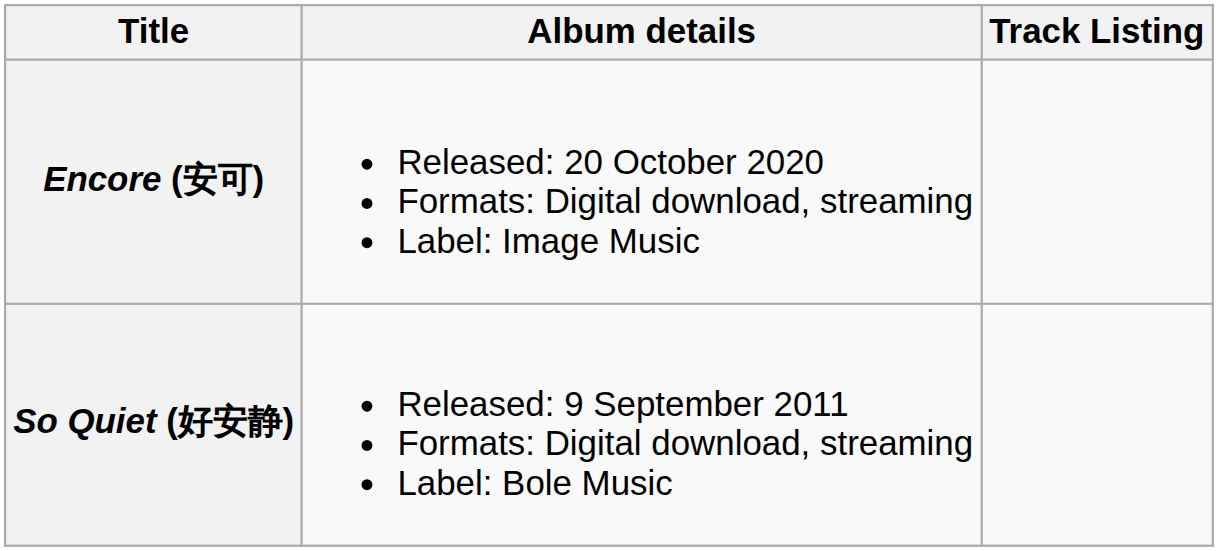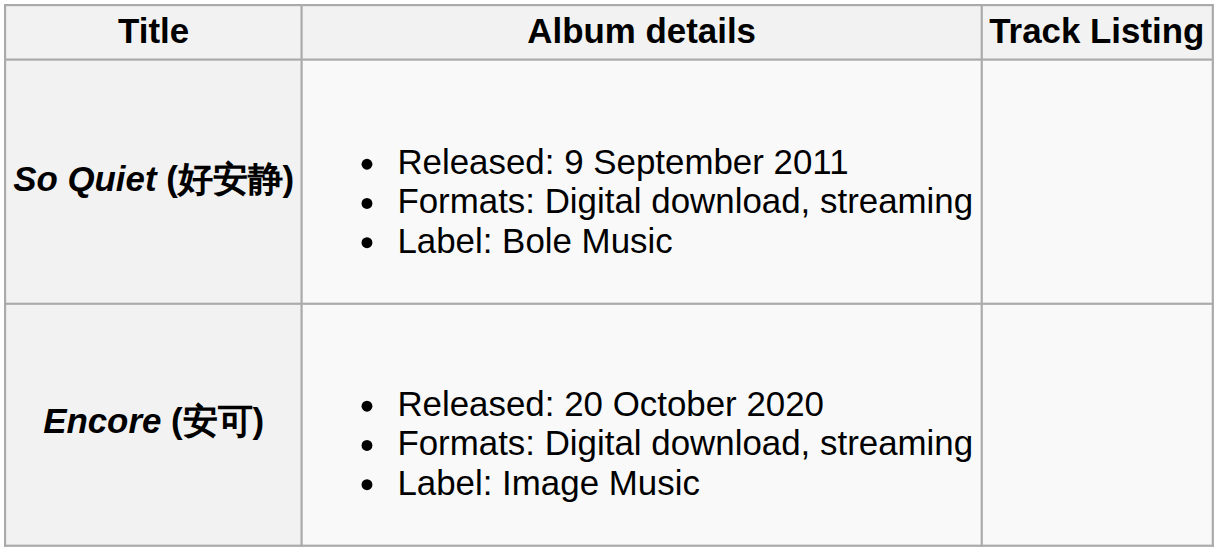rows swapped: (154, 422) <-> (154, 180)
